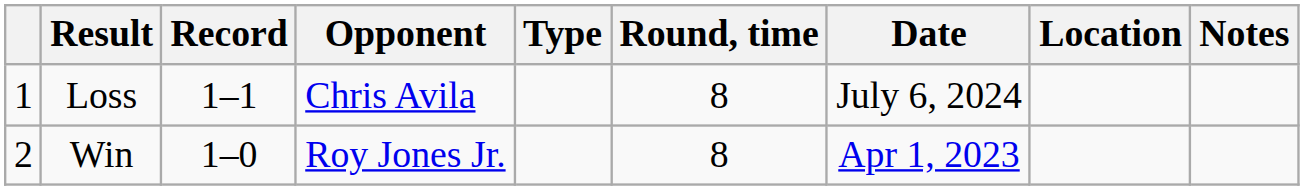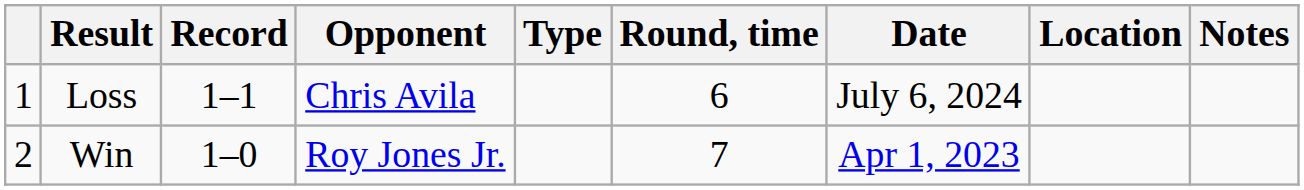(719, 94) 8 -> (719, 94) 6
(719, 154) 8 -> (719, 154) 7
